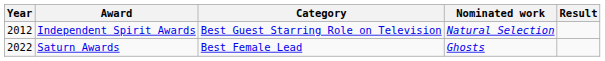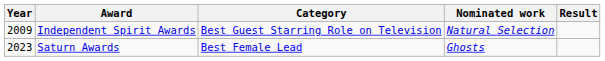(20, 30) 2012 -> (20, 30) 2009
(20, 47) 2022 -> (20, 47) 2023
